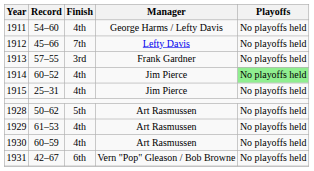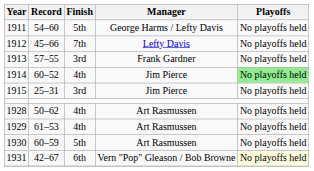(80, 28) 4th -> (80, 28) 5th
(80, 91) 4th -> (80, 91) 3rd
(80, 111) 5th -> (80, 111) 4th
(80, 142) 4th -> (80, 142) 5th
(273, 158) no background -> (273, 158) lightyellow background
